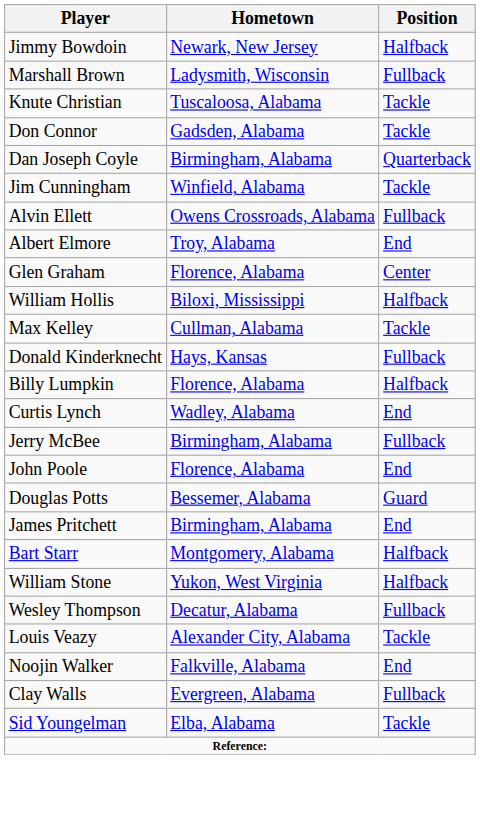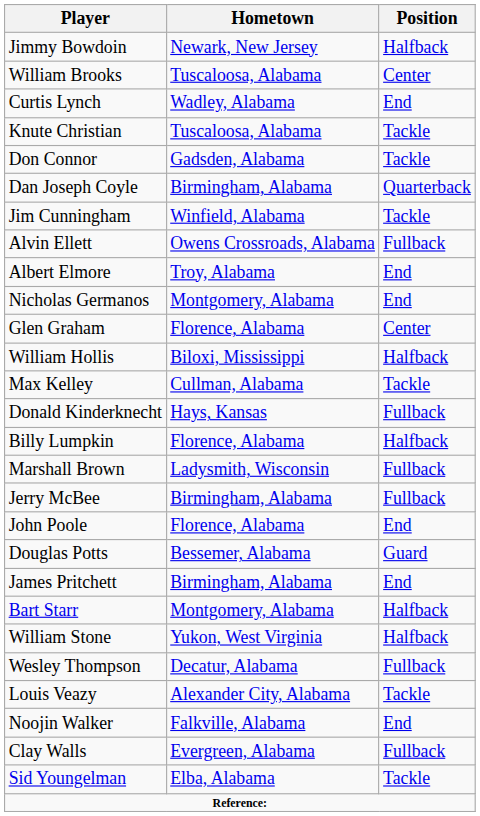+ row: (65, 74)
rows swapped: (67, 74) <-> (55, 412)
+ row: (79, 300)
